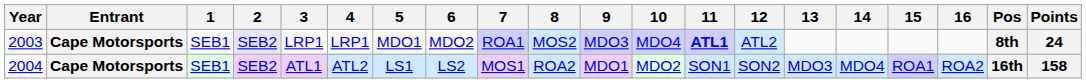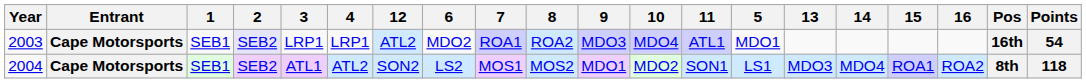columns swapped: (399, 17) <-> (759, 17)
(555, 42) MOS2 -> (552, 42) ROA2
(709, 42) bold -> (707, 42) normal
(1007, 42) 8th -> (1007, 42) 16th
(1054, 42) 24 -> (1054, 42) 54
(555, 66) ROA2 -> (552, 66) MOS2
(1007, 66) 16th -> (1007, 66) 8th
(1054, 66) 158 -> (1054, 66) 118
